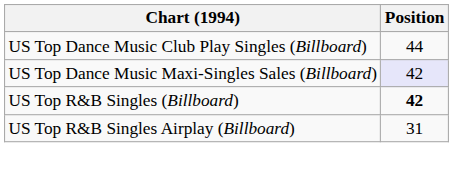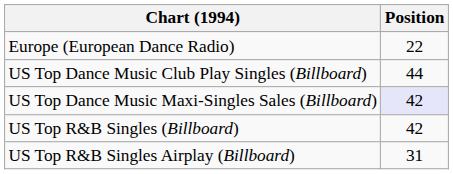+ row: (122, 45)
(415, 100) bold -> (415, 127) normal
